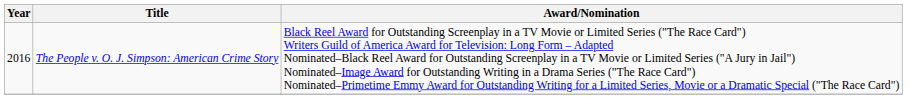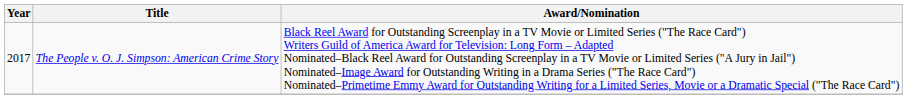(19, 58) 2016 -> (19, 58) 2017
